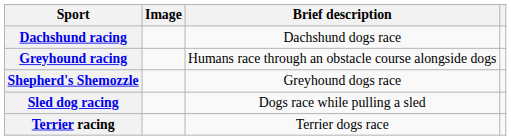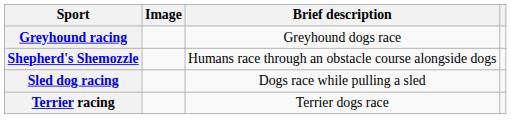- row: (73, 37)
(342, 59) Humans race through an obstacle course alongside dogs -> (342, 37) Greyhound dogs race
(342, 80) Greyhound dogs race -> (342, 59) Humans race through an obstacle course alongside dogs
